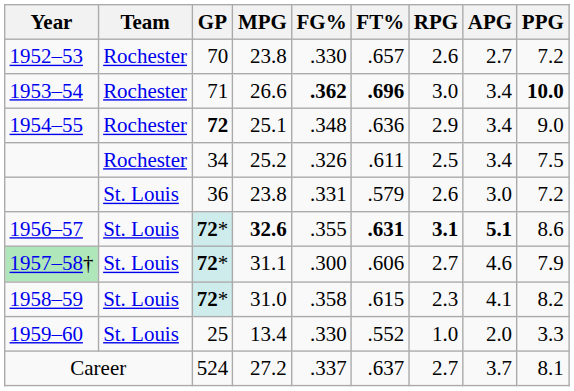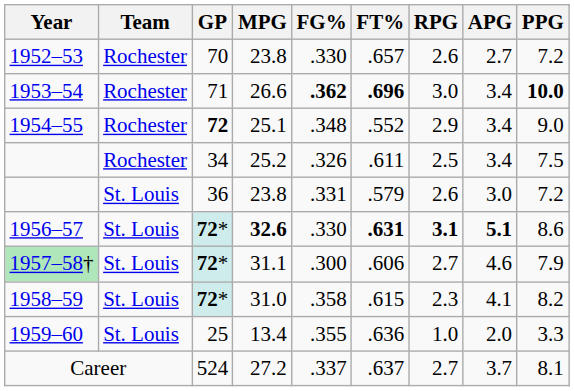(386, 125) .636 -> (386, 125) .552
(328, 229) .355 -> (328, 229) .330
(328, 333) .330 -> (328, 333) .355
(386, 333) .552 -> (386, 333) .636
